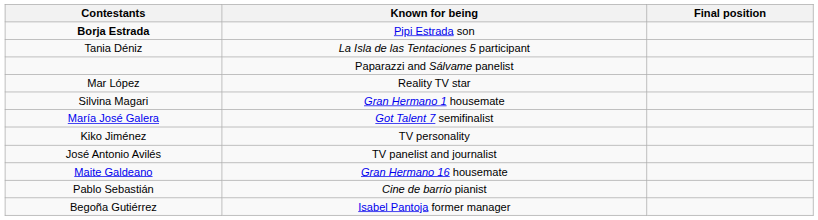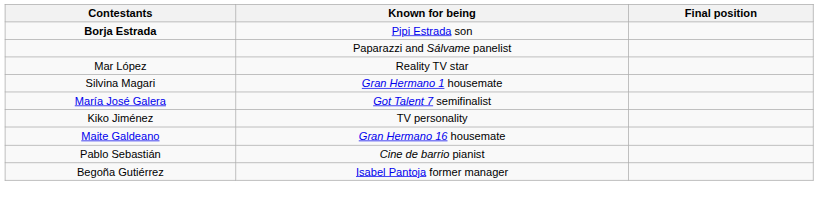- row: (113, 48)
- row: (113, 154)
